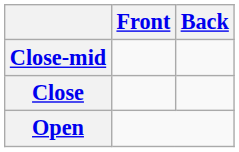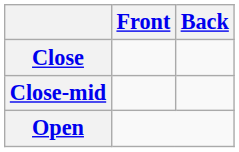rows swapped: (58, 92) <-> (58, 57)
